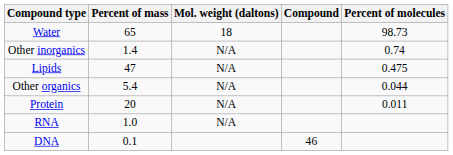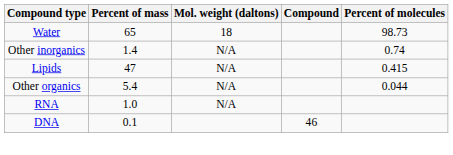(395, 68) 0.475 -> (395, 68) 0.415
- row: (47, 104)
